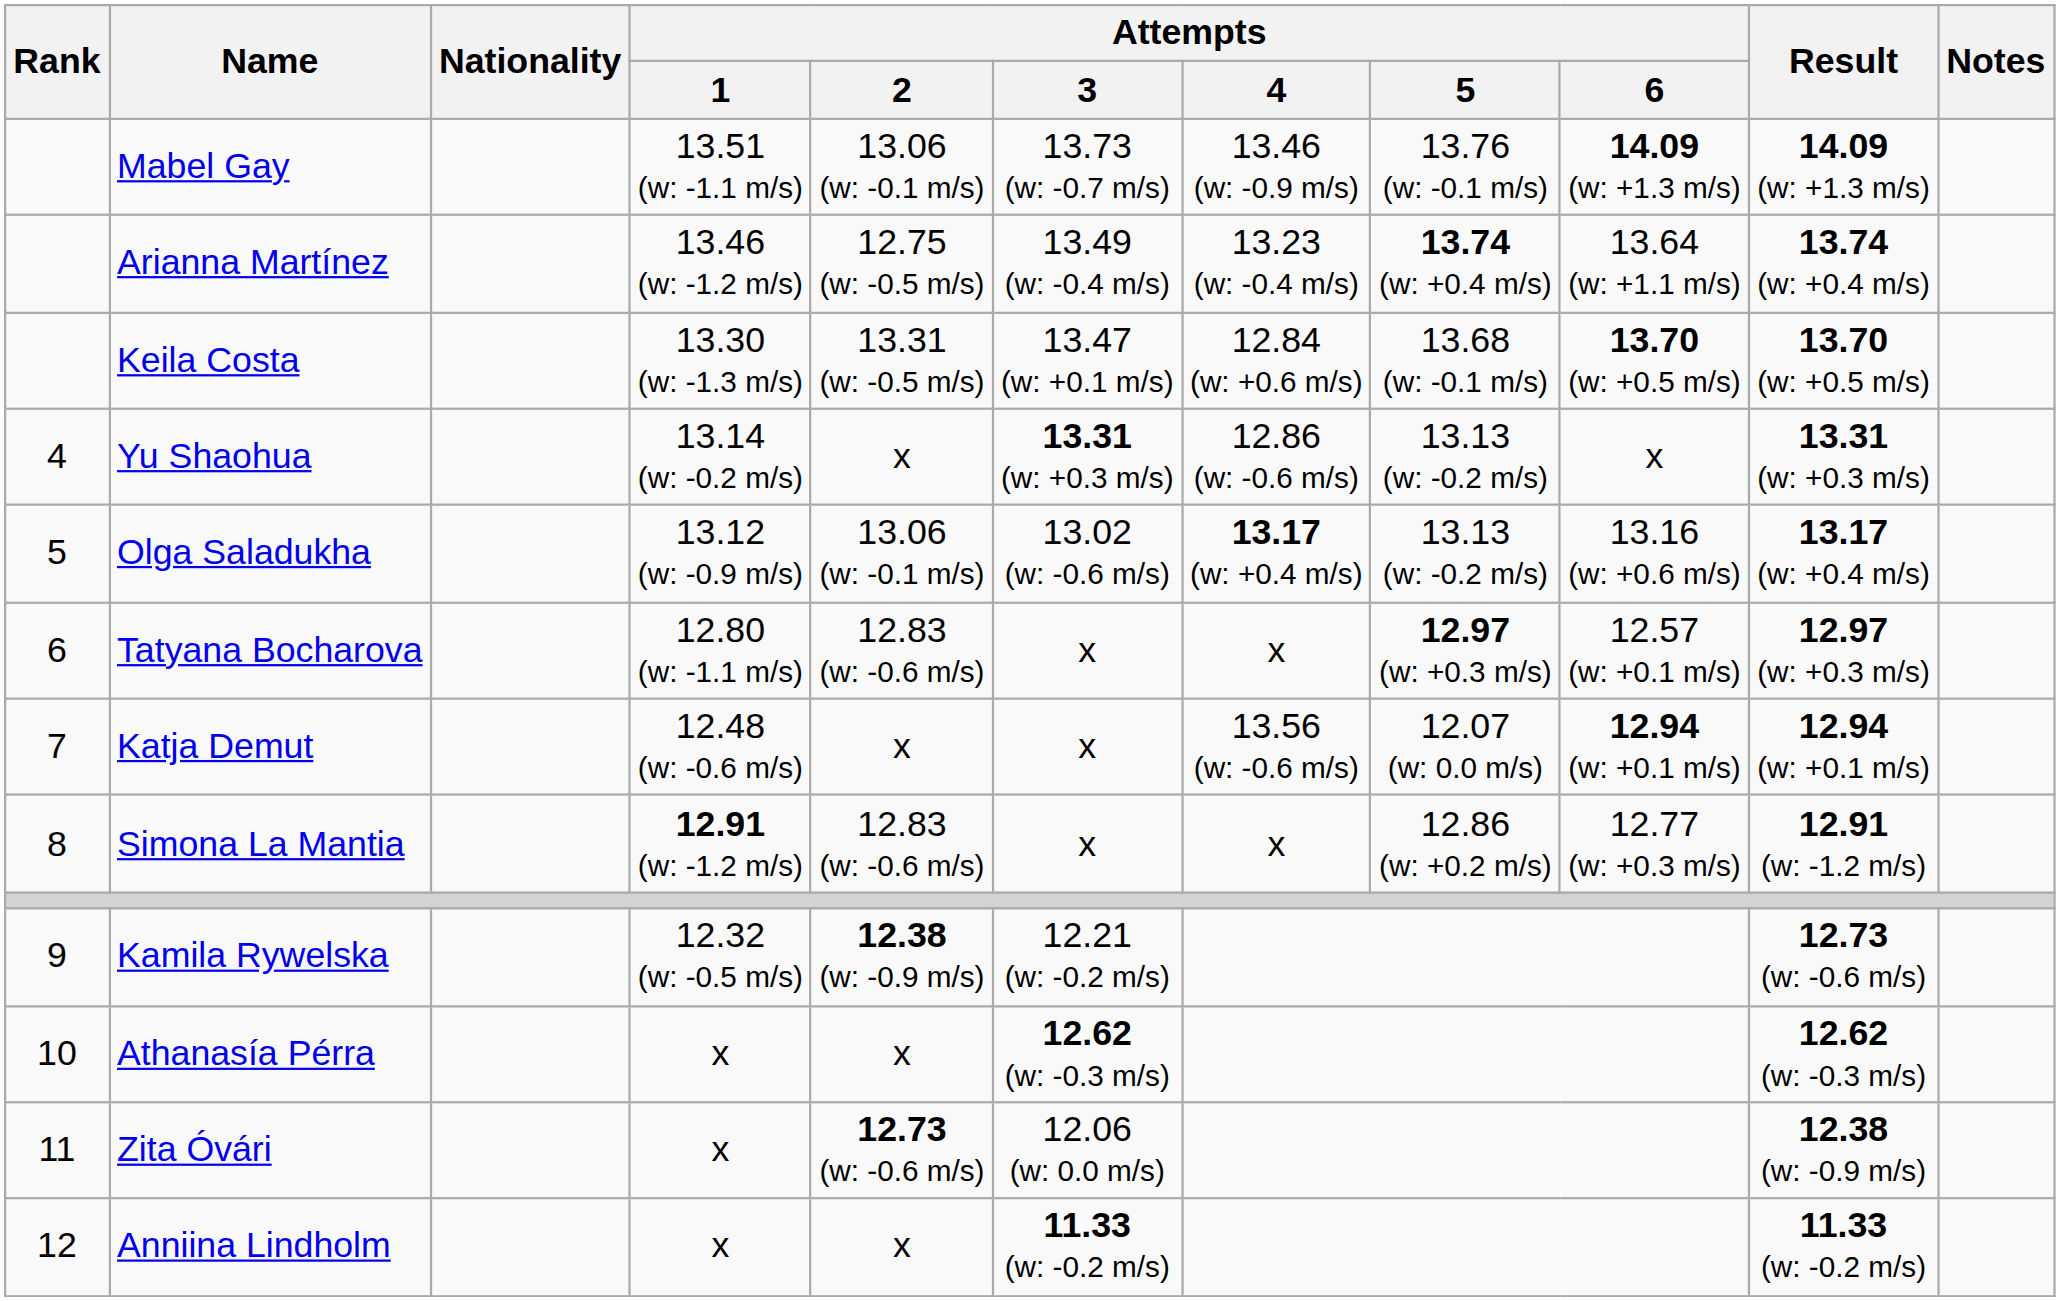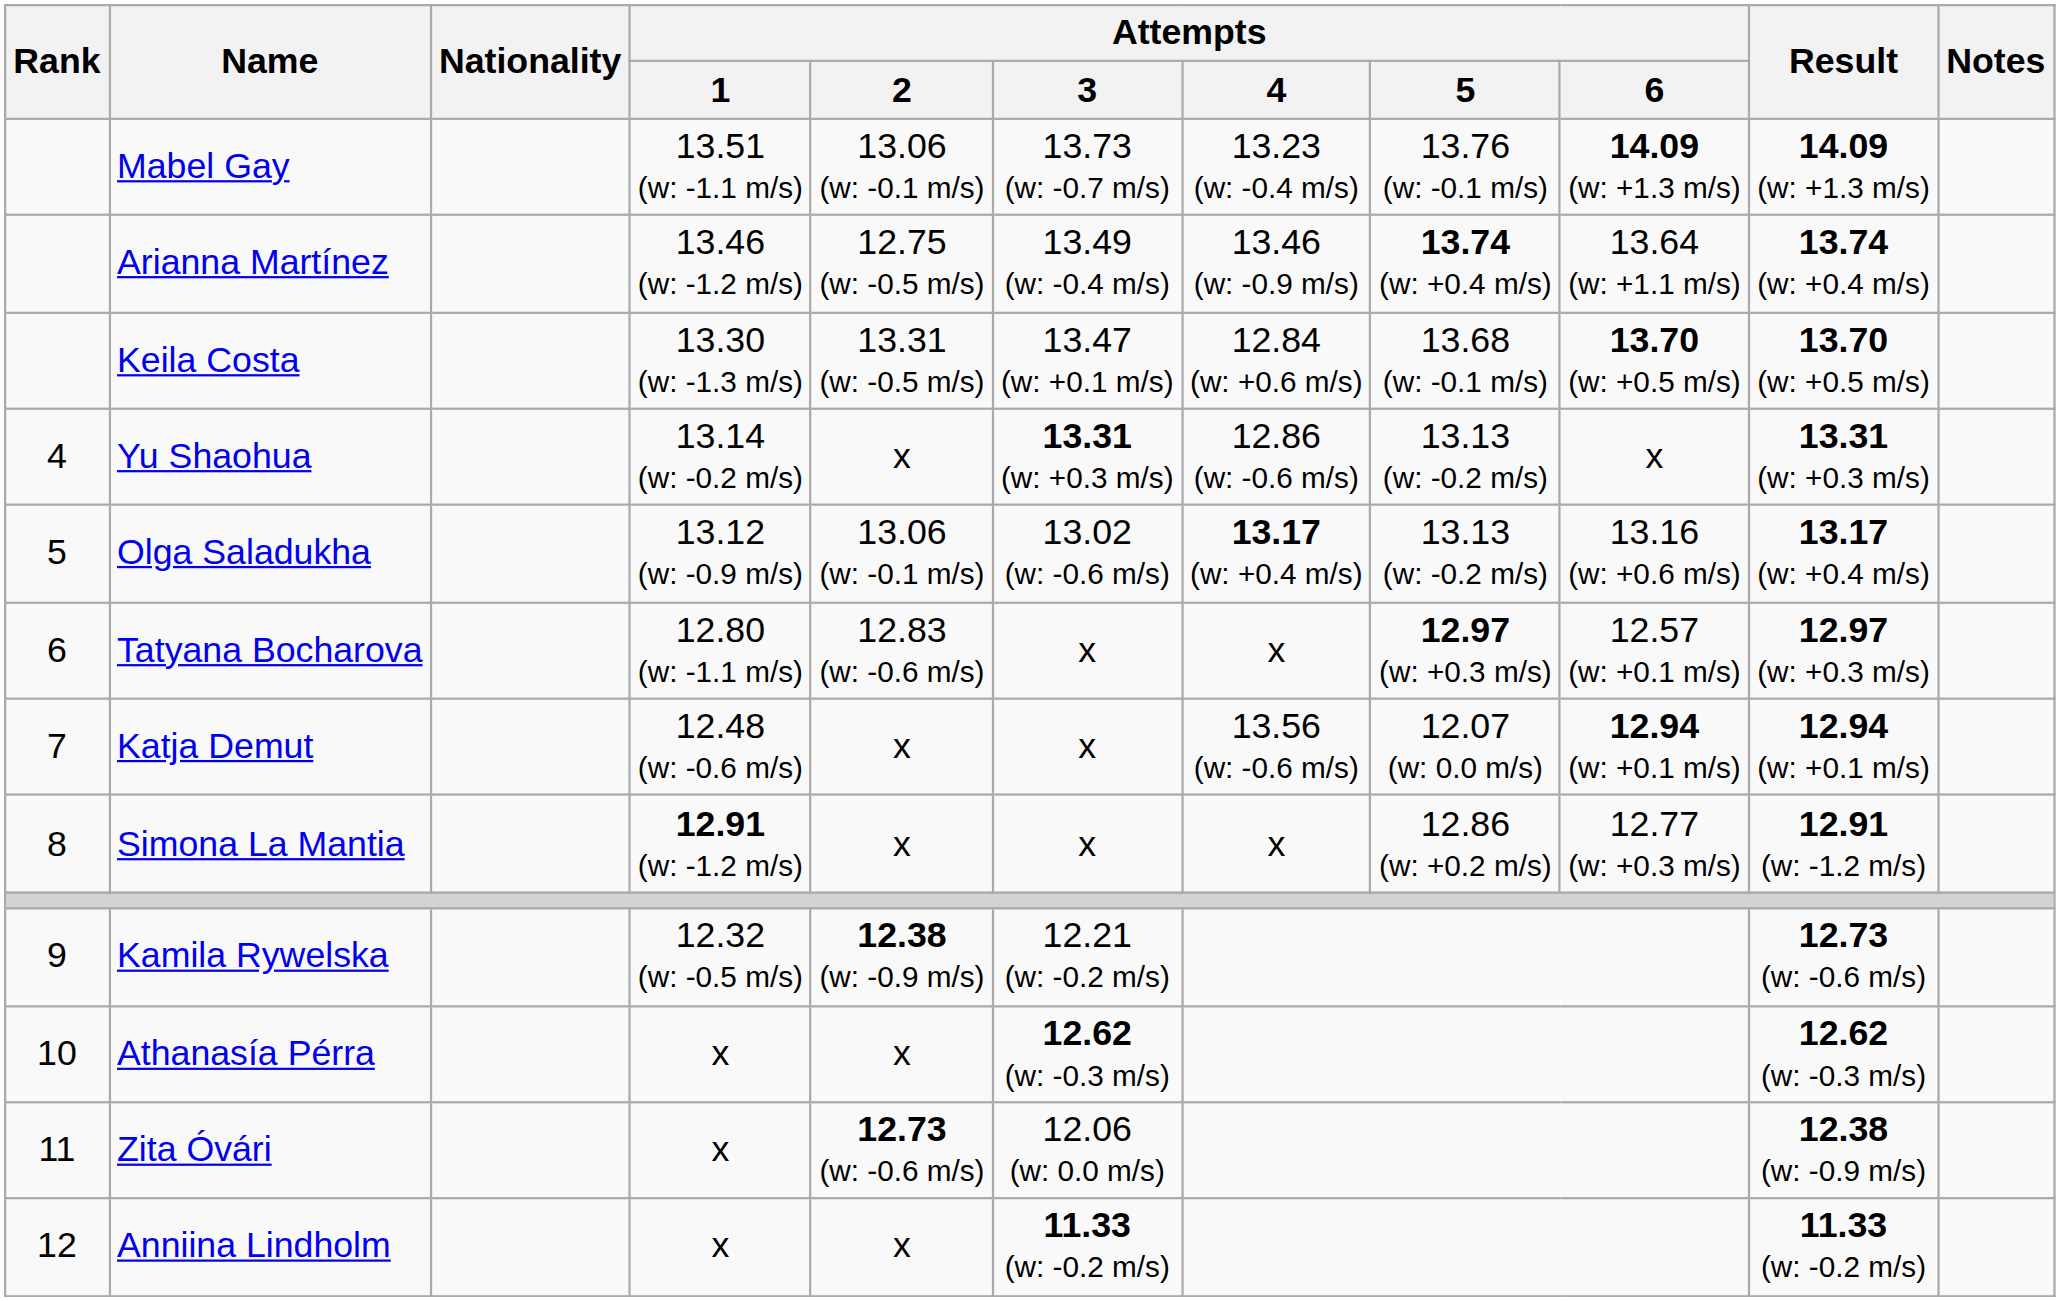(1276, 166) 13.46 (w: -0.9 m/s) -> (1276, 166) 13.23 (w: -0.4 m/s)
(1276, 262) 13.23 (w: -0.4 m/s) -> (1276, 262) 13.46 (w: -0.9 m/s)
(902, 843) 12.83 (w: -0.6 m/s) -> (902, 843) x
